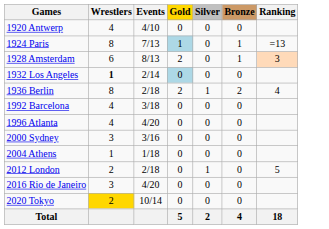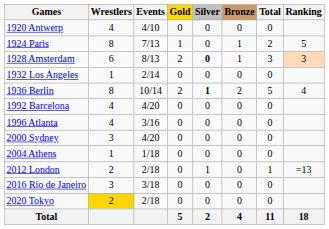+ column: (270, 12)
(180, 43) lightblue background -> (180, 43) no background
(277, 43) =13 -> (304, 43) 5
(207, 59) normal -> (207, 59) bold
(111, 75) bold -> (111, 75) normal
(180, 75) lightblue background -> (180, 75) no background
(151, 91) 2/18 -> (151, 91) 10/14
(207, 91) normal -> (207, 91) bold
(151, 106) 3/18 -> (151, 106) 4/20
(151, 122) 4/20 -> (151, 122) 3/16
(151, 138) 3/16 -> (151, 138) 4/20
(277, 169) 5 -> (304, 169) =13
(151, 185) 4/20 -> (151, 185) 3/18
(151, 201) 10/14 -> (151, 201) 2/18
